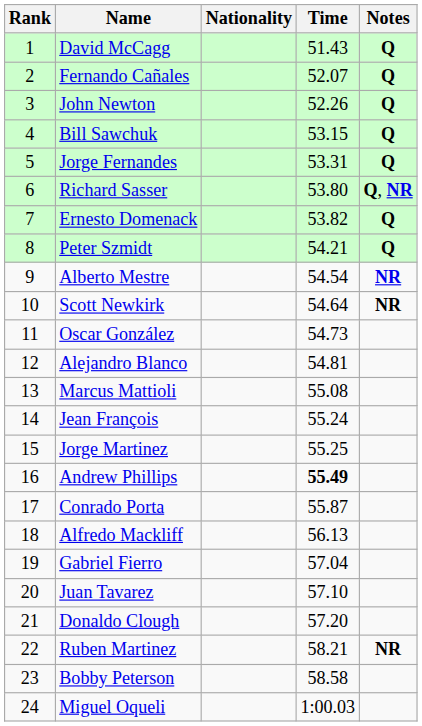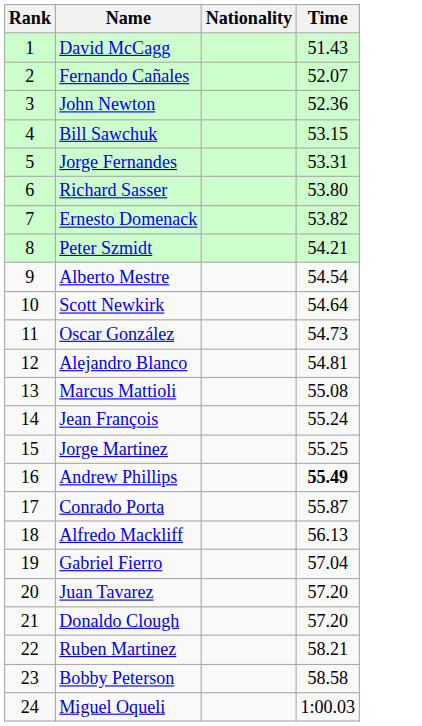- column: (388, 18)
(328, 104) 52.26 -> (328, 104) 52.36
(328, 592) 57.10 -> (328, 592) 57.20
